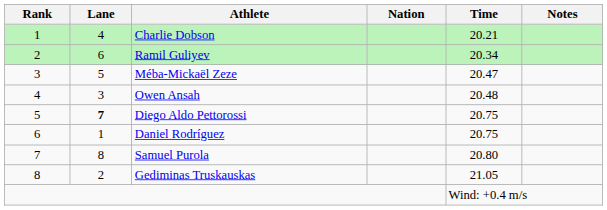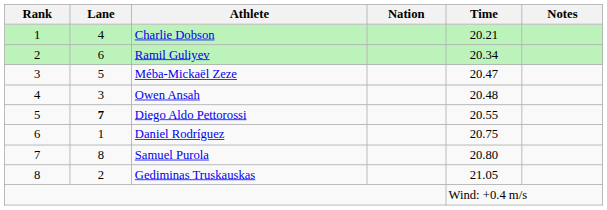(484, 114) 20.75 -> (484, 114) 20.55
